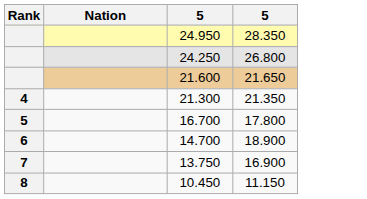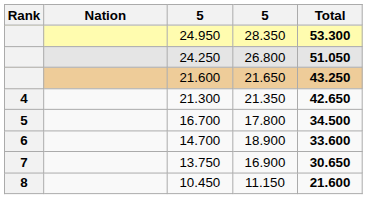+ column: (330, 15)
